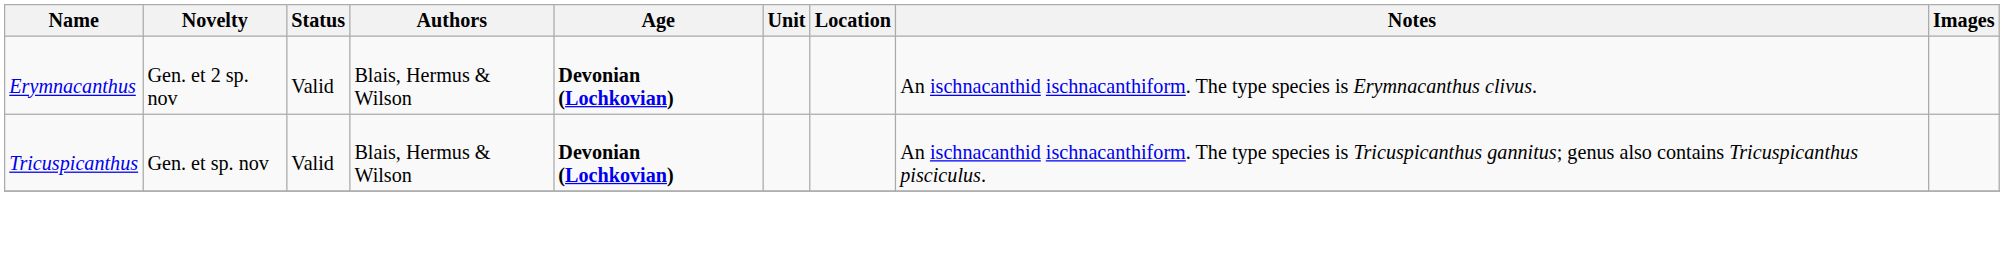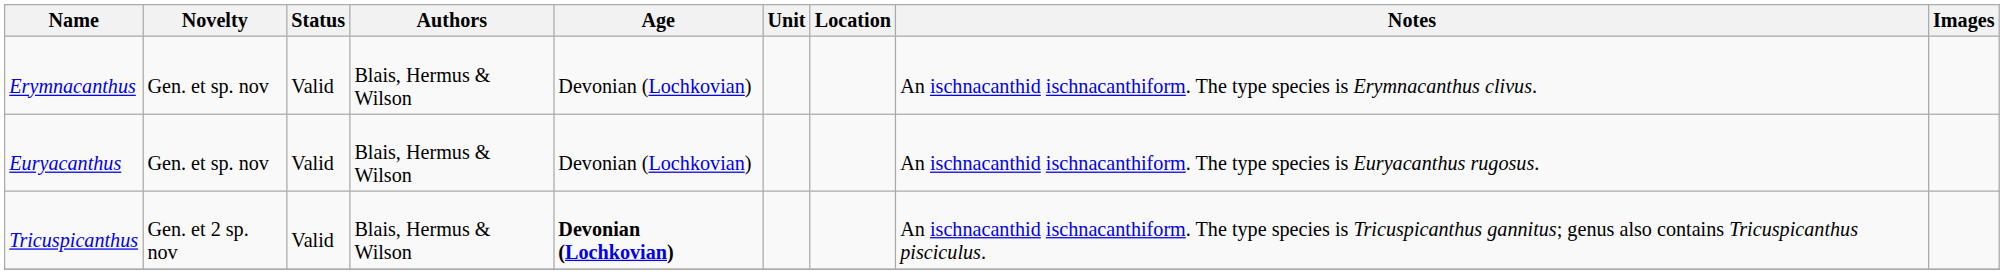(198, 86) Gen. et 2 sp. nov -> (208, 86) Gen. et sp. nov
(616, 86) bold -> (655, 86) normal
+ row: (65, 163)
(208, 163) Gen. et sp. nov -> (198, 241) Gen. et 2 sp. nov
